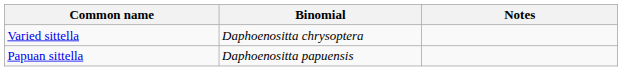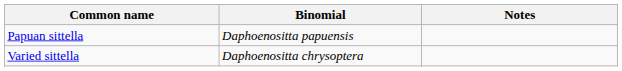rows swapped: (45, 55) <-> (43, 35)
